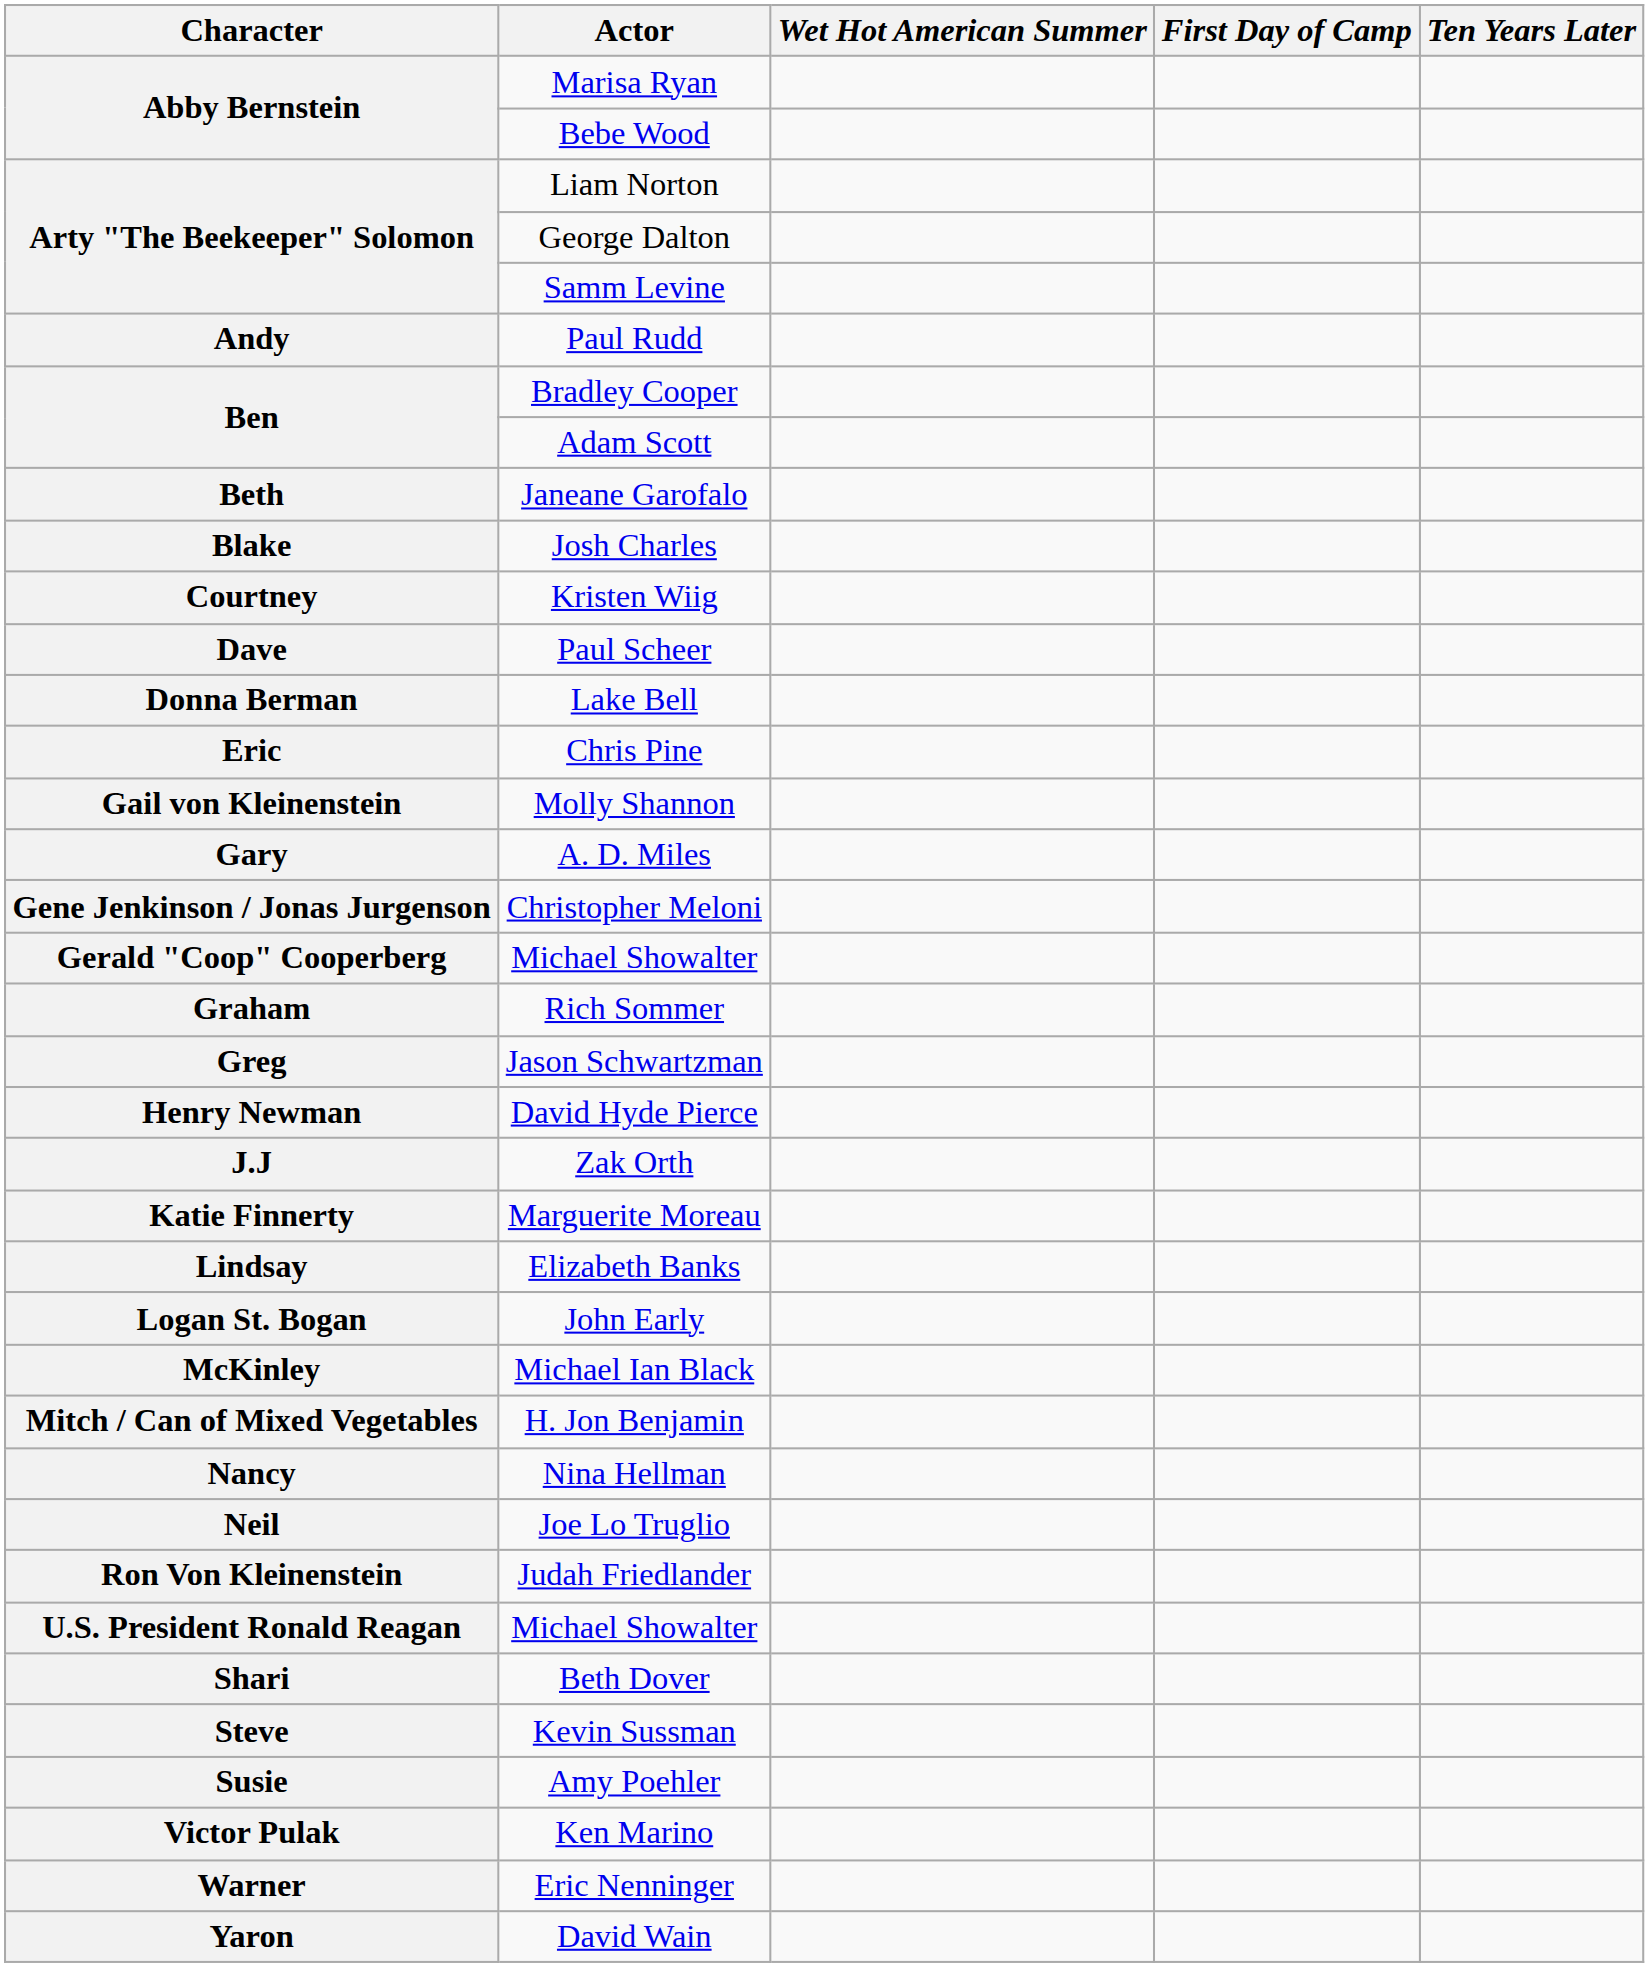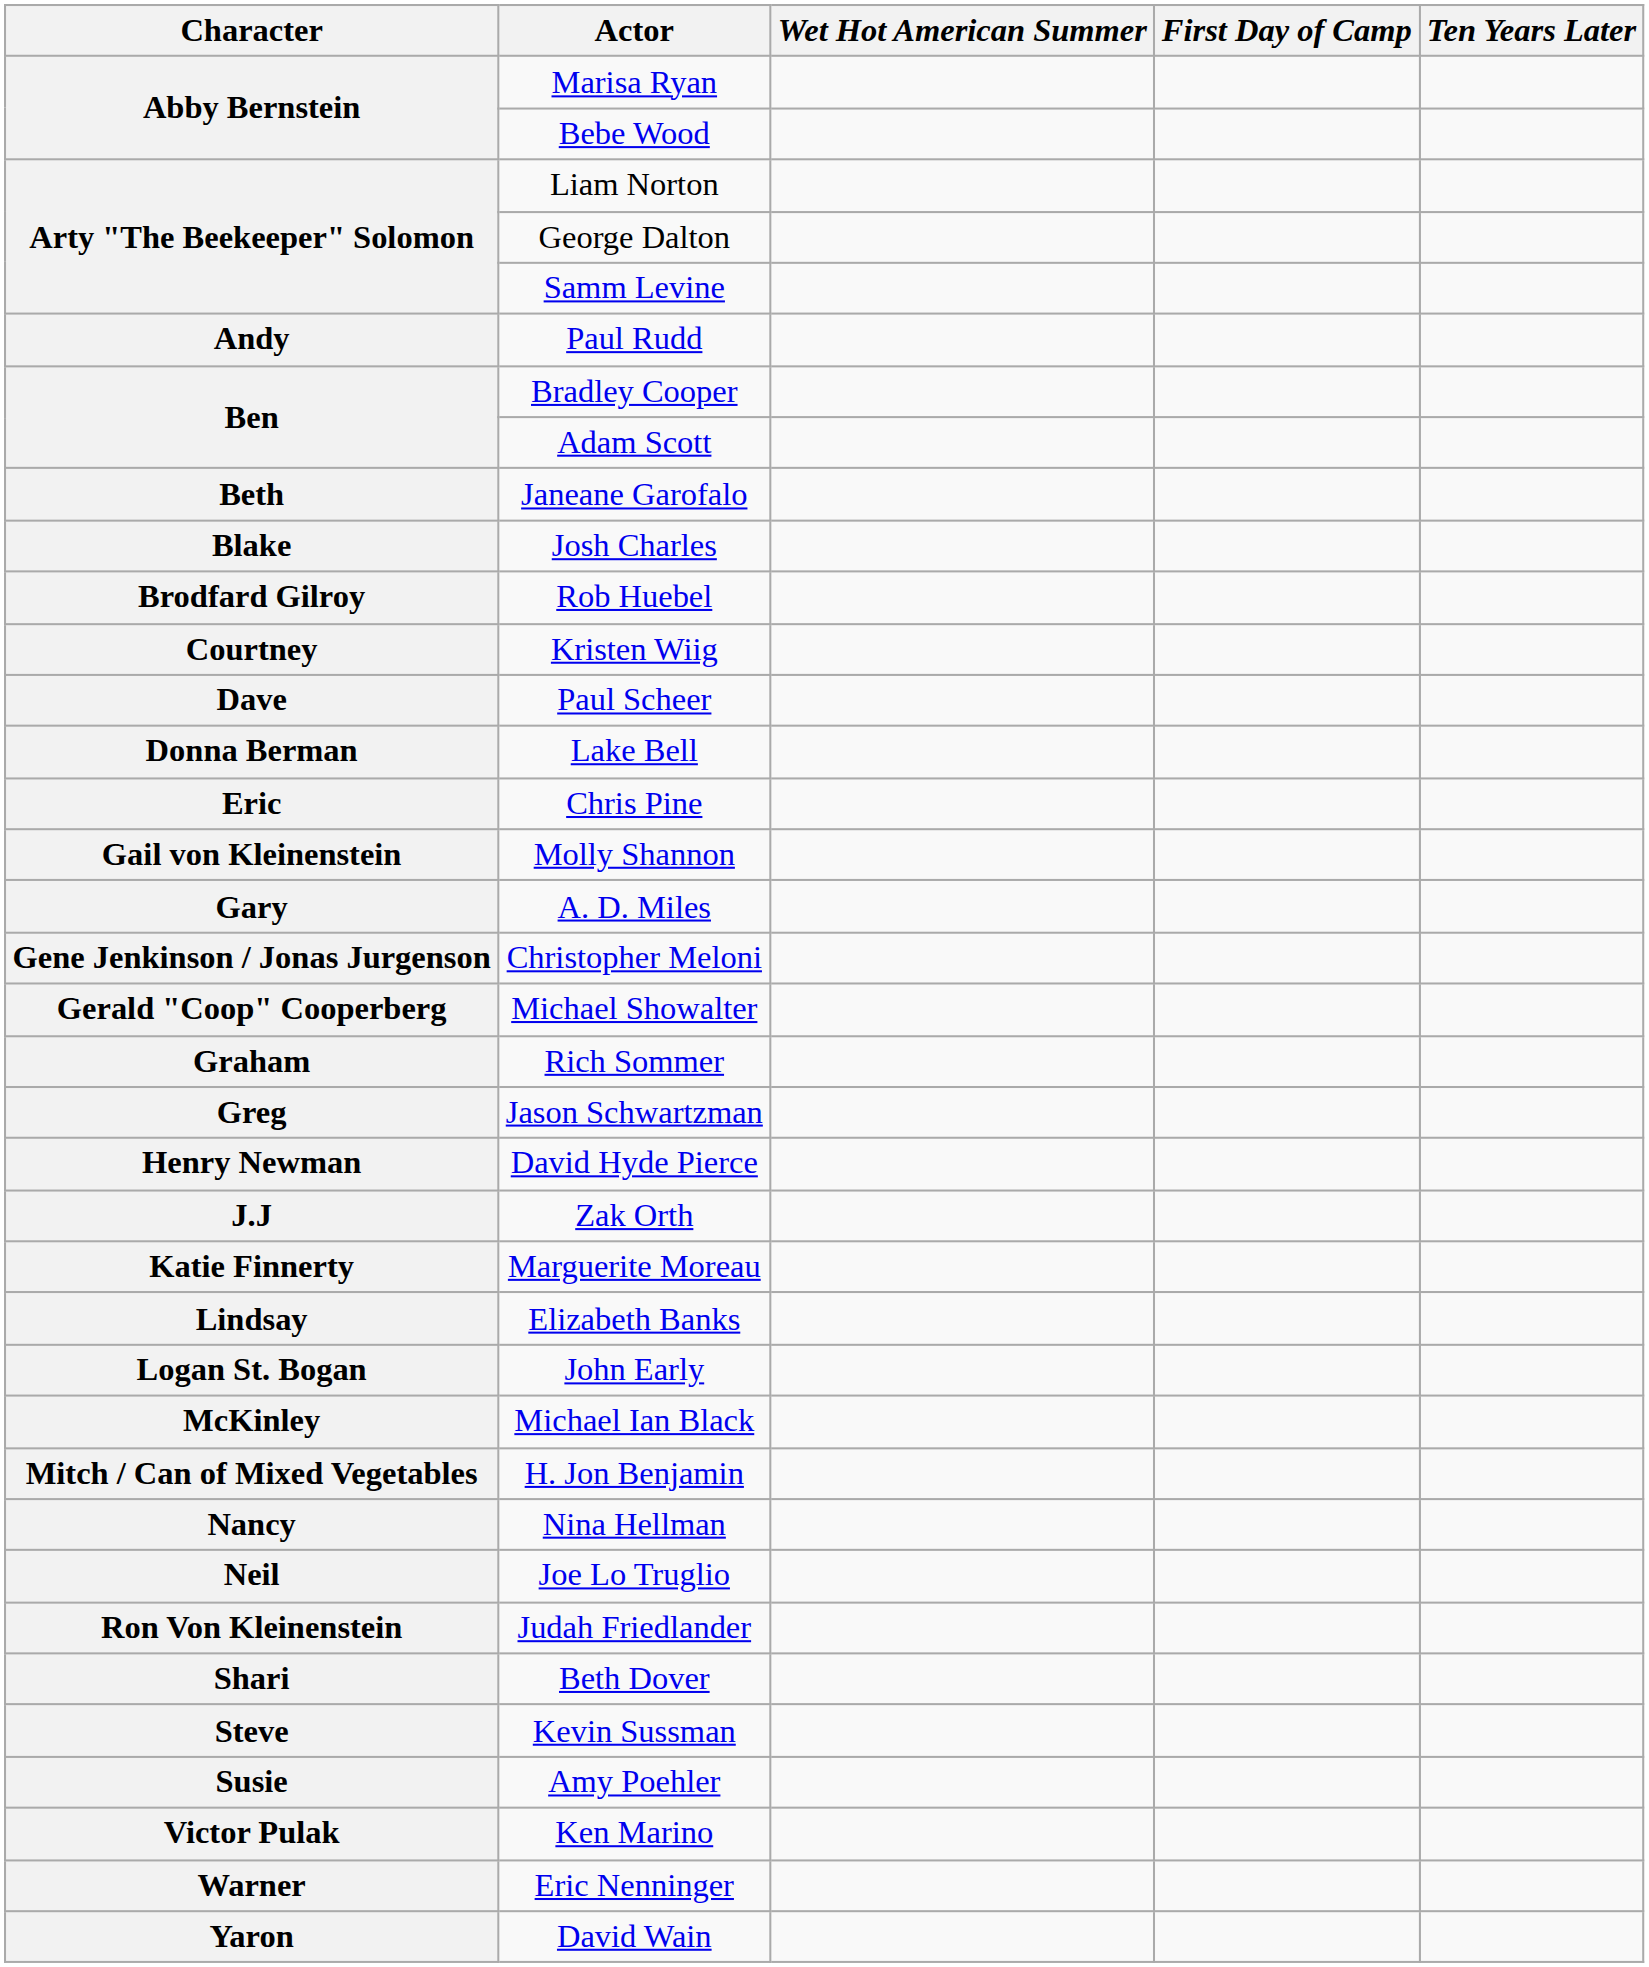+ row: (252, 596)
- row: (252, 1627)
